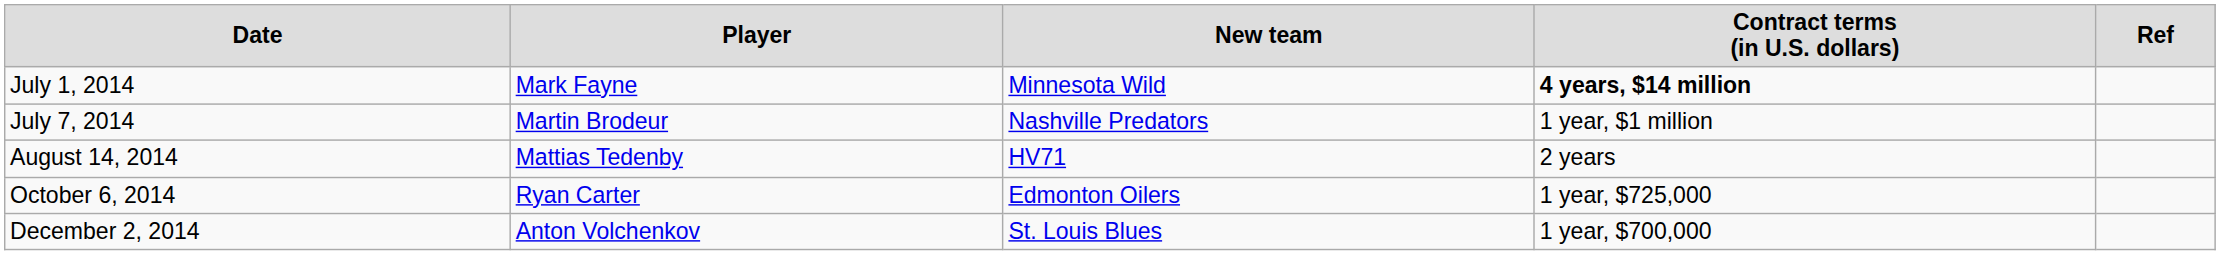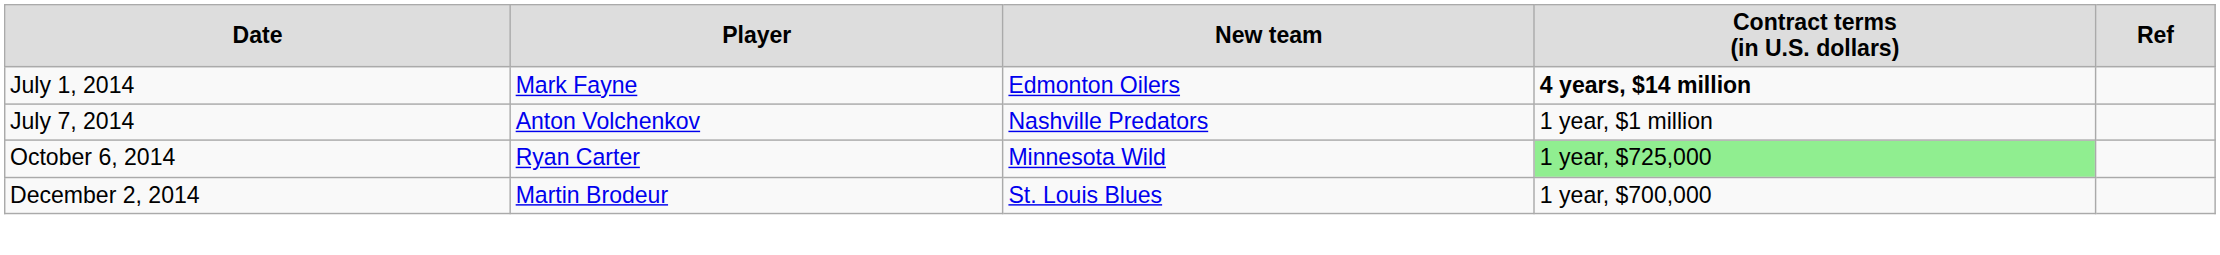(1087, 85) Minnesota Wild -> (1094, 85) Edmonton Oilers
(592, 121) Martin Brodeur -> (608, 121) Anton Volchenkov
- row: (94, 158)
(1094, 194) Edmonton Oilers -> (1087, 158) Minnesota Wild
(1626, 194) no background -> (1626, 158) lightgreen background
(608, 231) Anton Volchenkov -> (592, 194) Martin Brodeur
